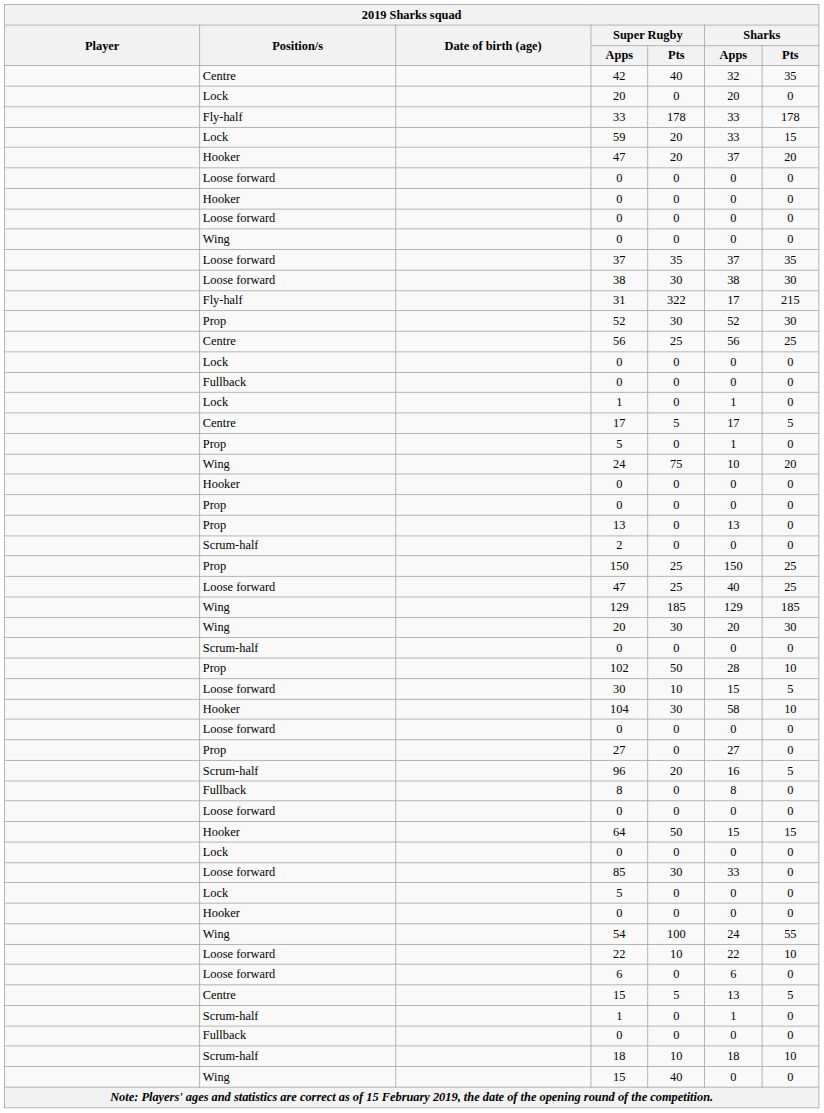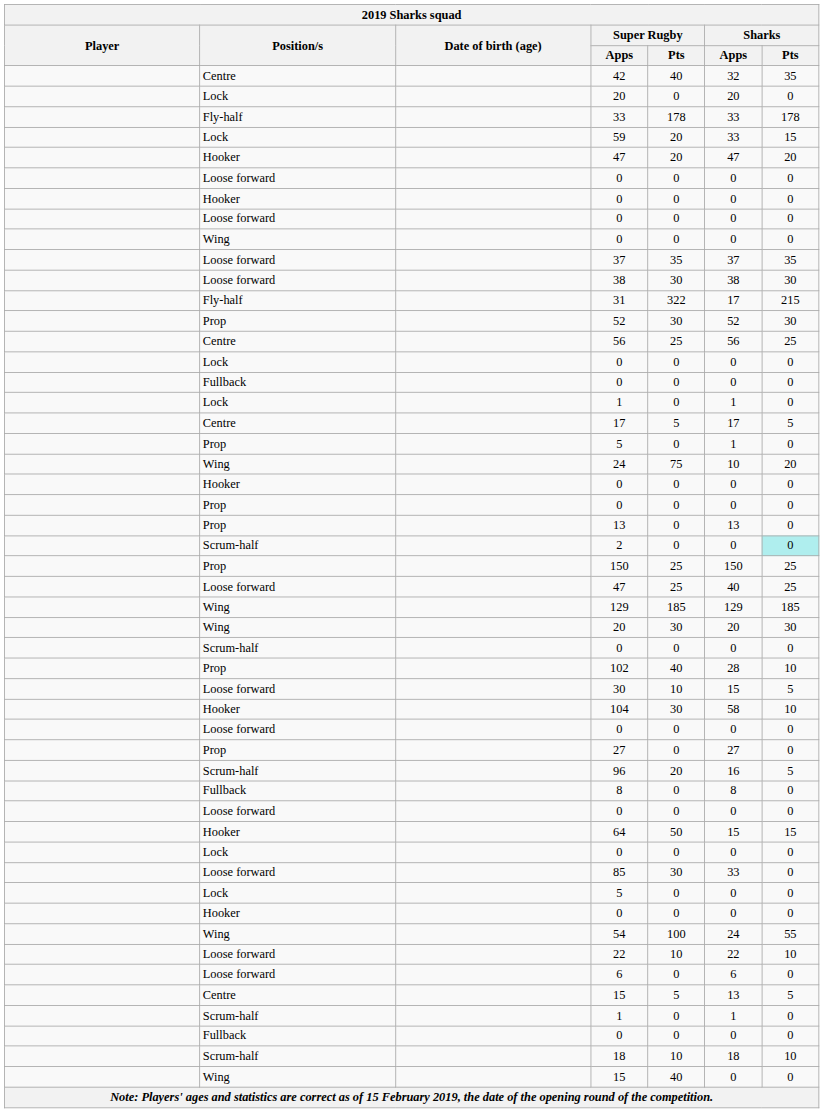(733, 158) 37 -> (733, 158) 47
(790, 546) no background -> (790, 546) paleturquoise background
(676, 668) 50 -> (676, 668) 40
